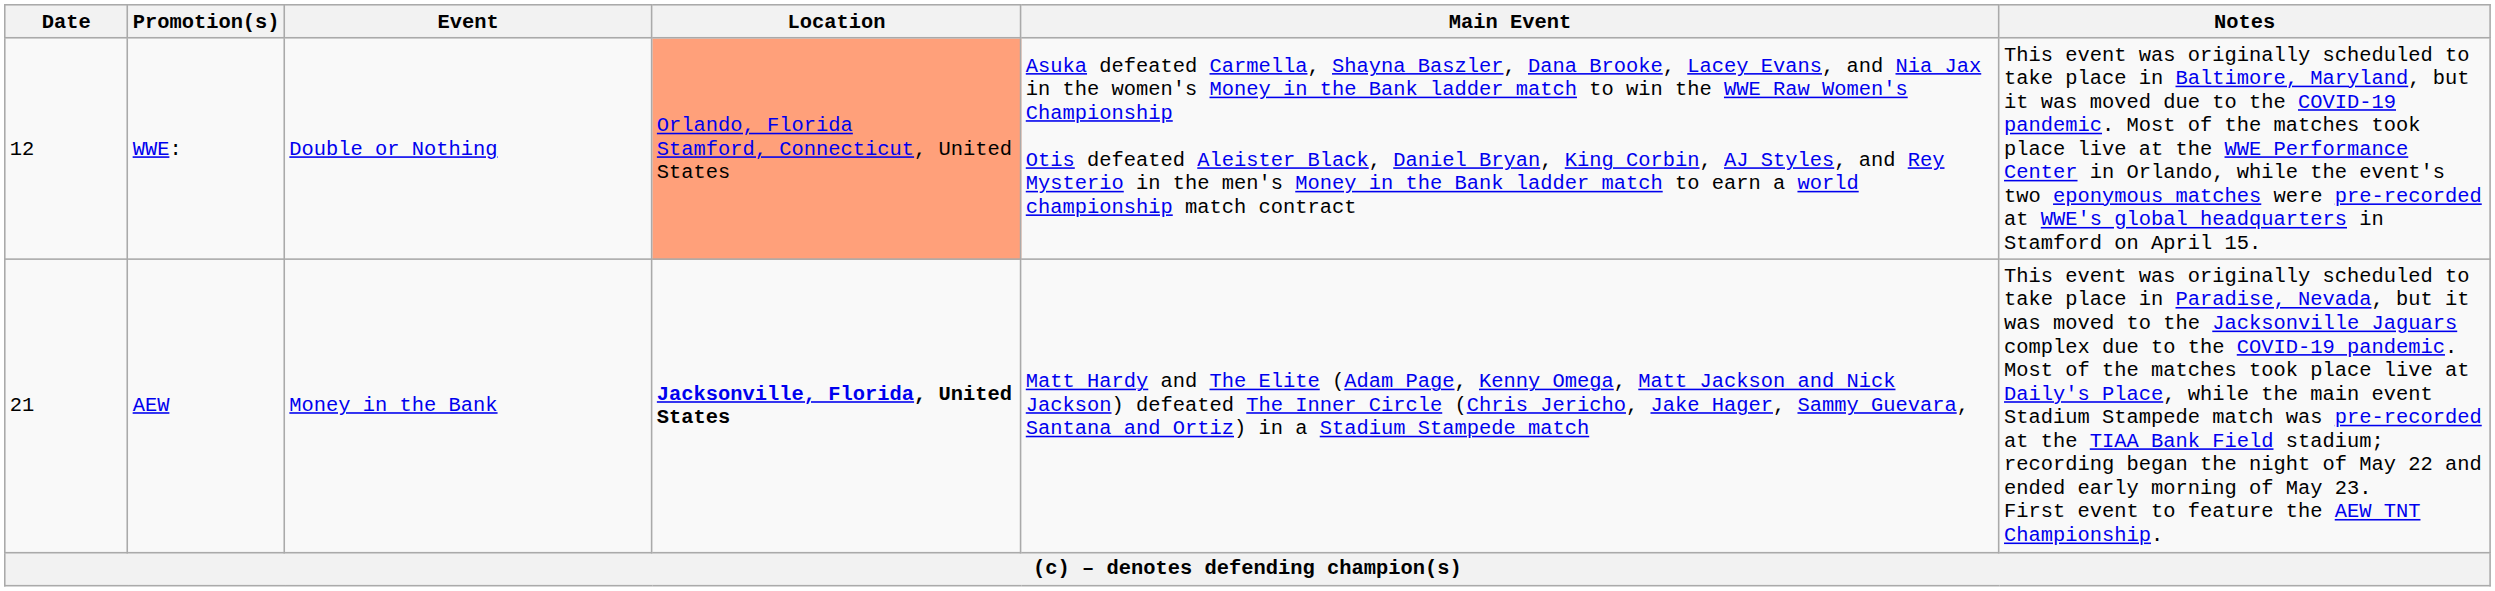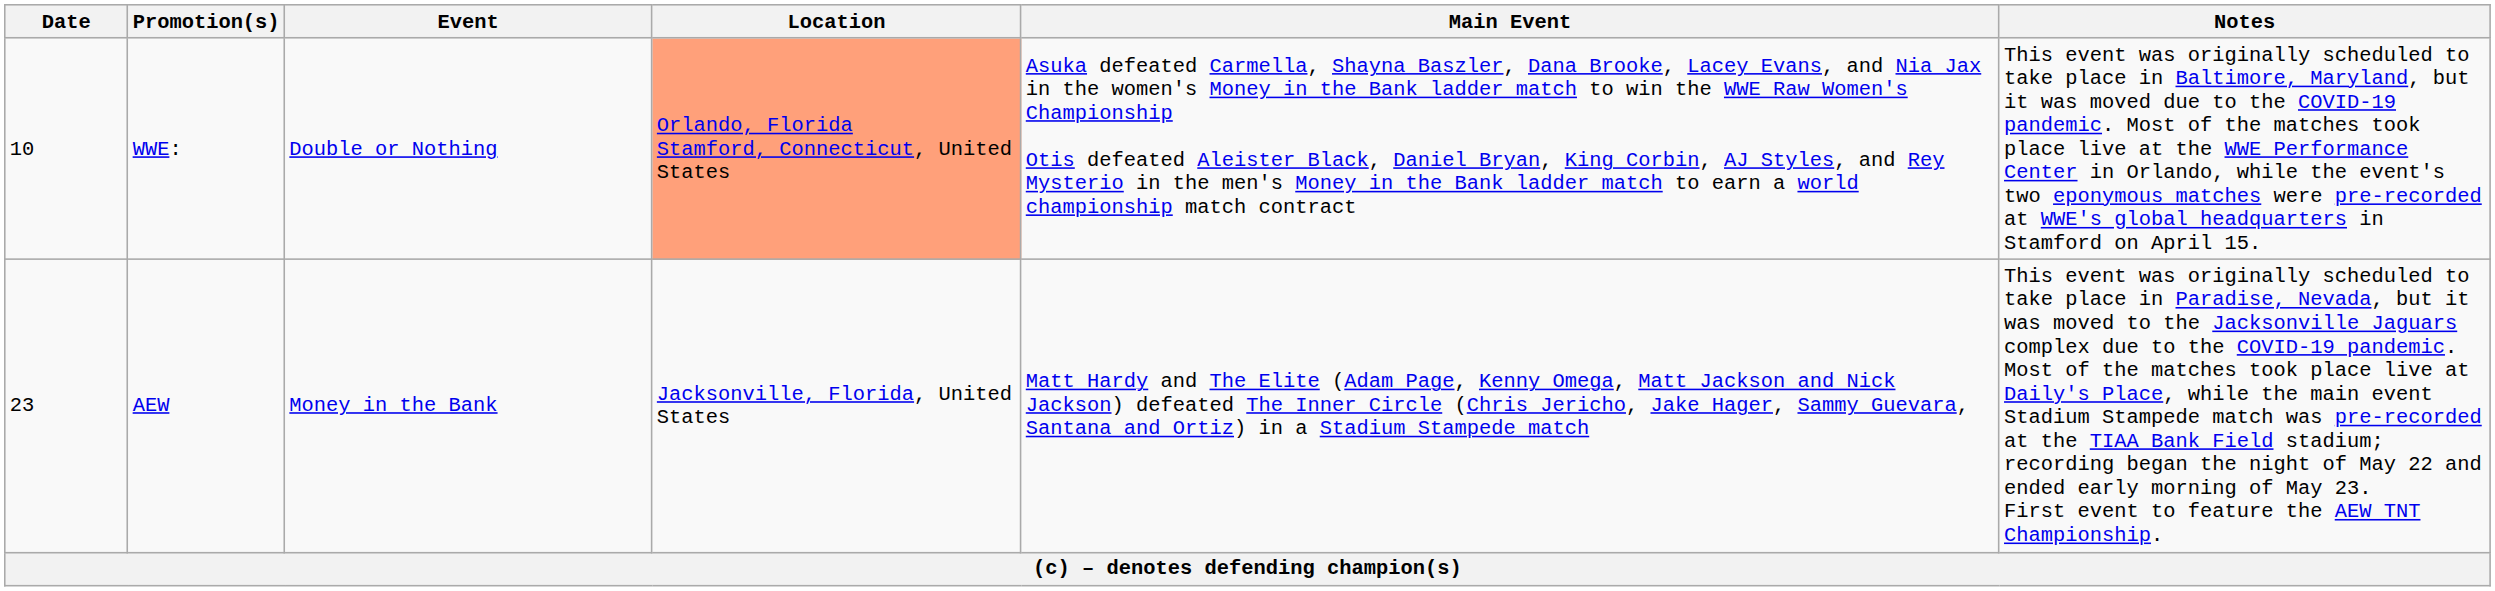(22, 149) 12 -> (22, 149) 10
(22, 406) 21 -> (22, 406) 23
(834, 406) bold -> (834, 406) normal
